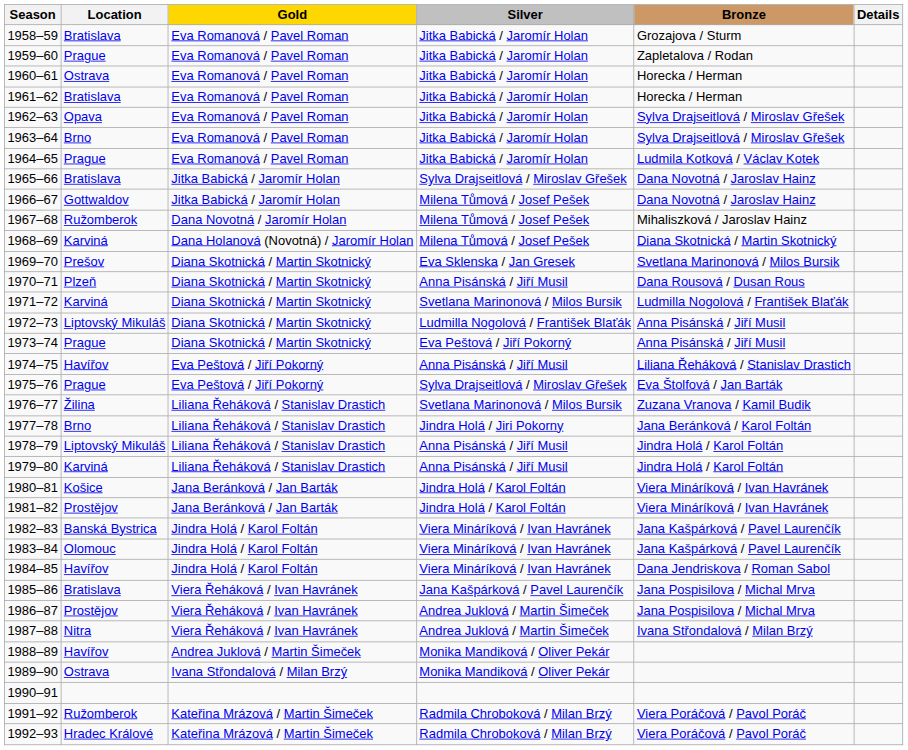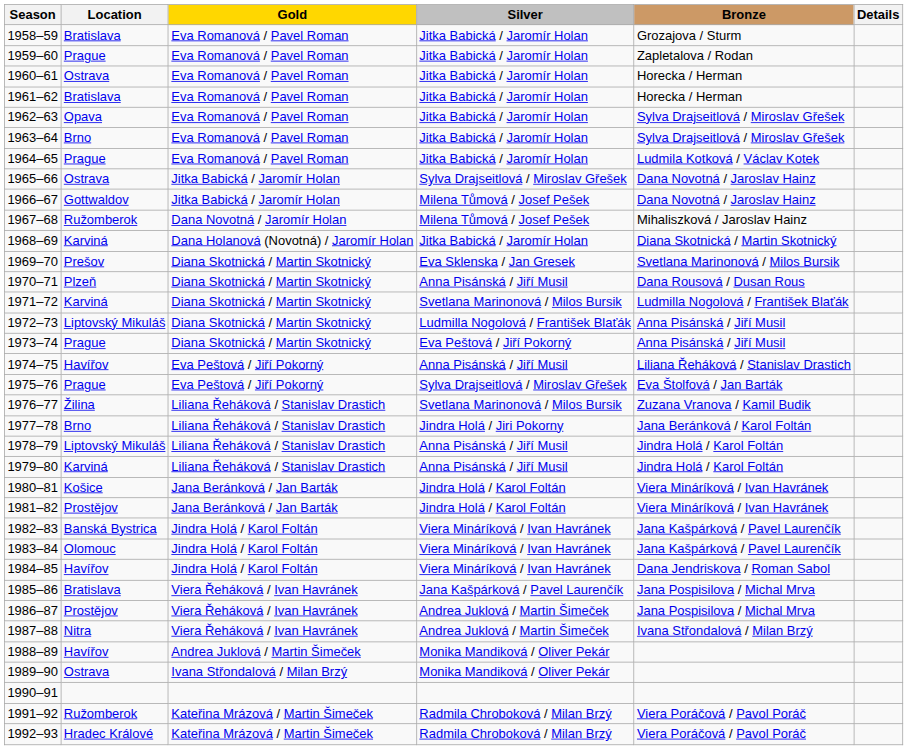(92, 179) Bratislava -> (87, 179) Ostrava
(504, 240) Milena Tůmová / Josef Pešek -> (504, 240) Jitka Babická / Jaromír Holan
